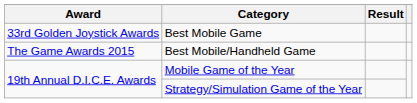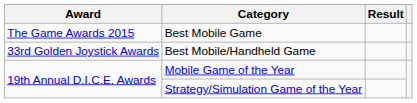(83, 33) 33rd Golden Joystick Awards -> (71, 33) The Game Awards 2015
(71, 51) The Game Awards 2015 -> (83, 51) 33rd Golden Joystick Awards
